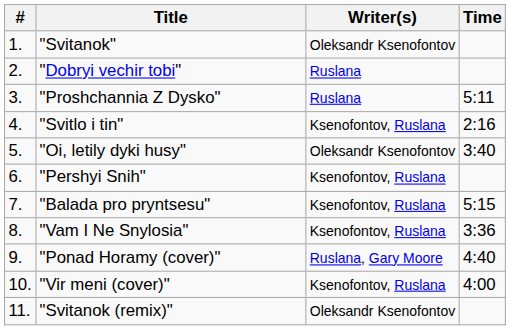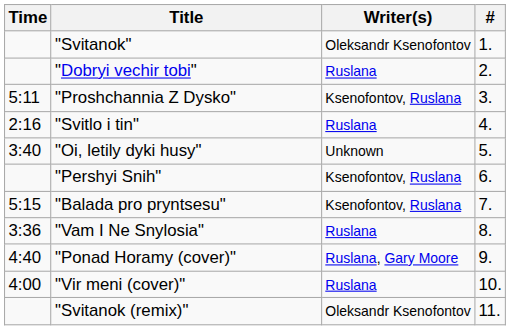columns swapped: (20, 17) <-> (482, 17)
(335, 98) Ruslana -> (393, 98) Ksenofontov, Ruslana
(378, 125) Ksenofontov, Ruslana -> (351, 125) Ruslana
(382, 152) Oleksandr Ksenofontov -> (354, 152) Unknown
(378, 232) Ksenofontov, Ruslana -> (351, 232) Ruslana
(378, 285) Ksenofontov, Ruslana -> (351, 285) Ruslana
